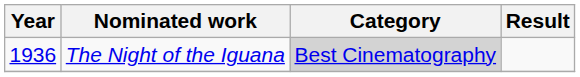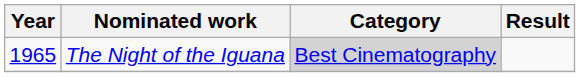(33, 54) 1936 -> (33, 54) 1965
